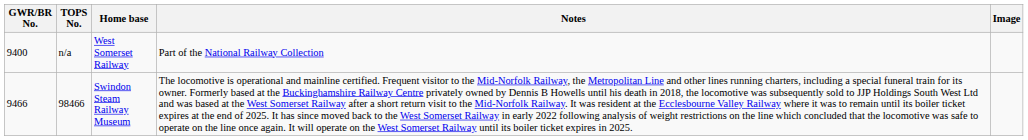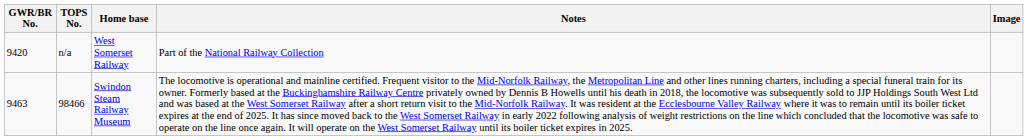(17, 52) 9400 -> (17, 52) 9420
(17, 104) 9466 -> (17, 104) 9463
